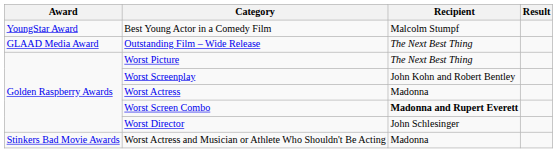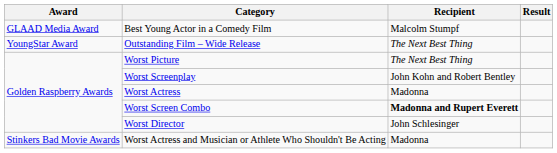(42, 28) YoungStar Award -> (53, 28) GLAAD Media Award
(53, 44) GLAAD Media Award -> (42, 44) YoungStar Award
